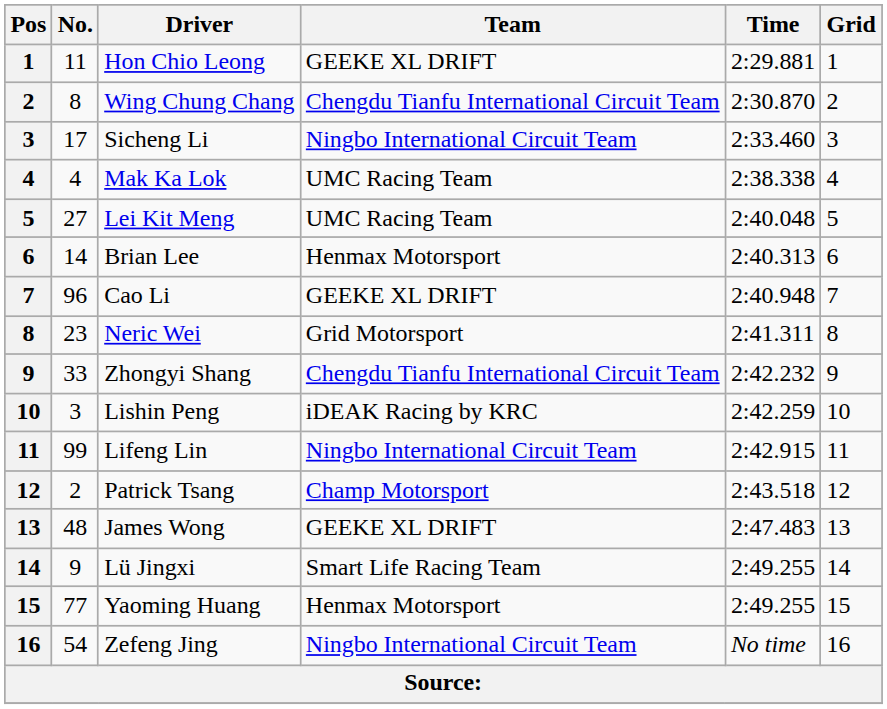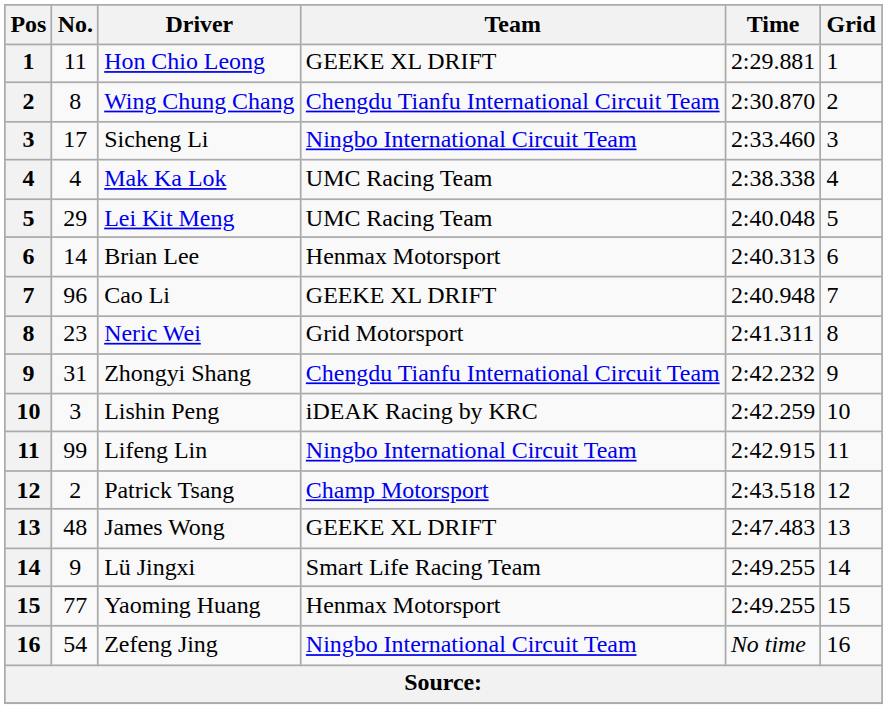(75, 217) 27 -> (75, 217) 29
(75, 373) 33 -> (75, 373) 31
